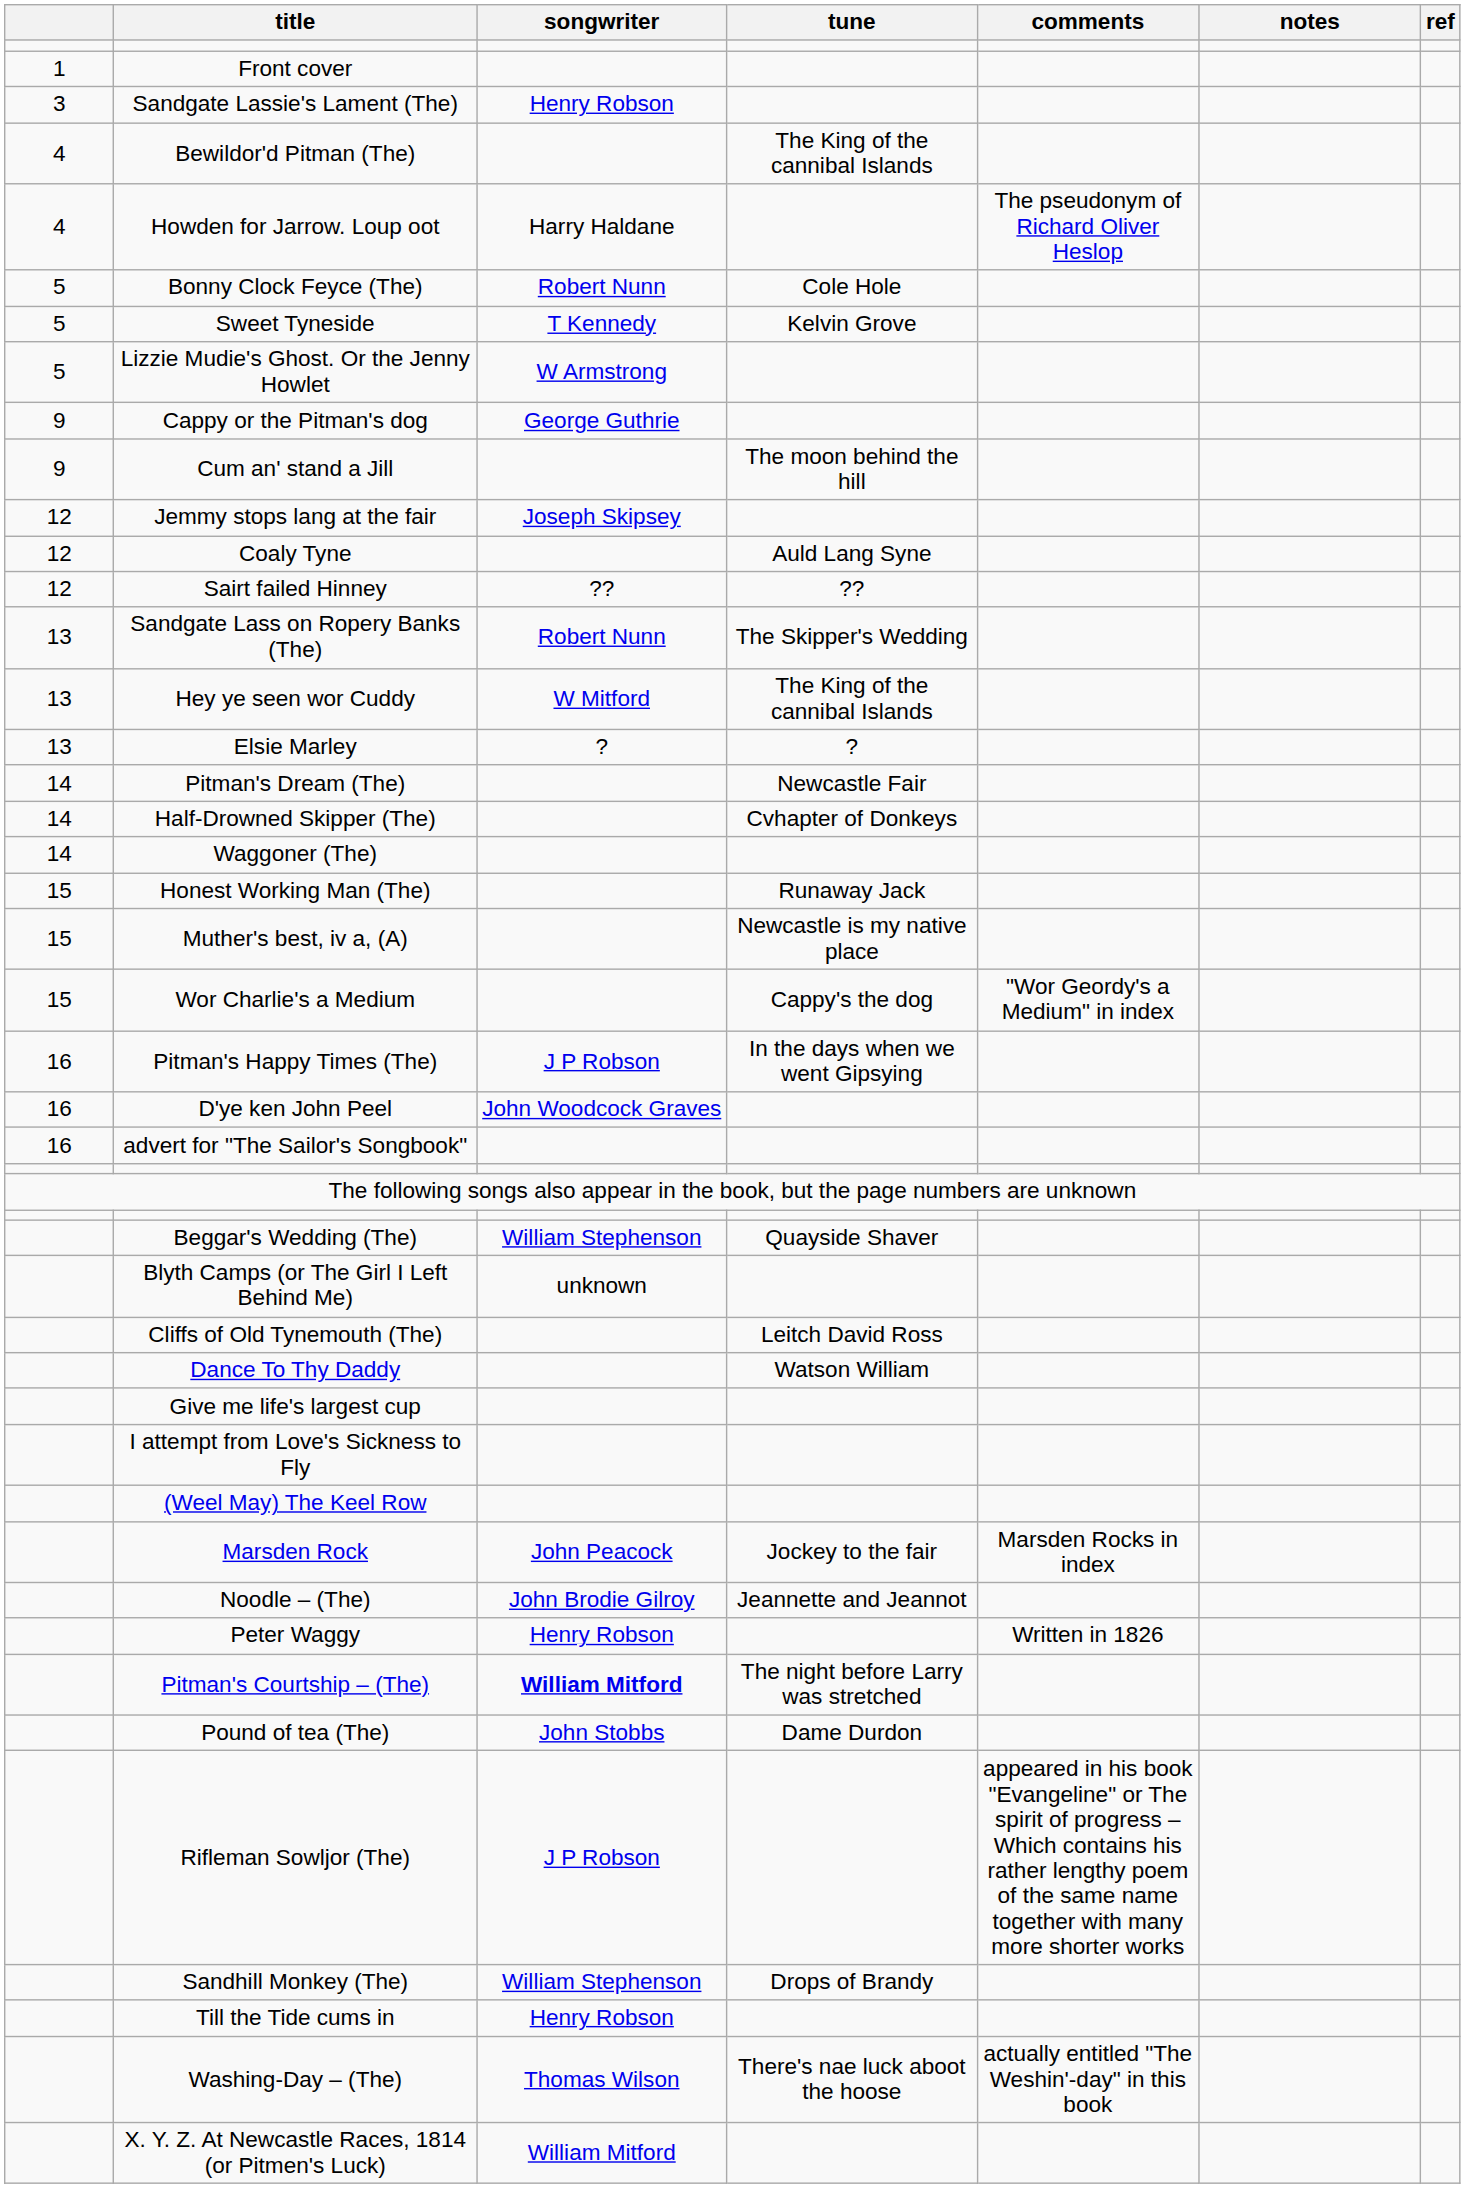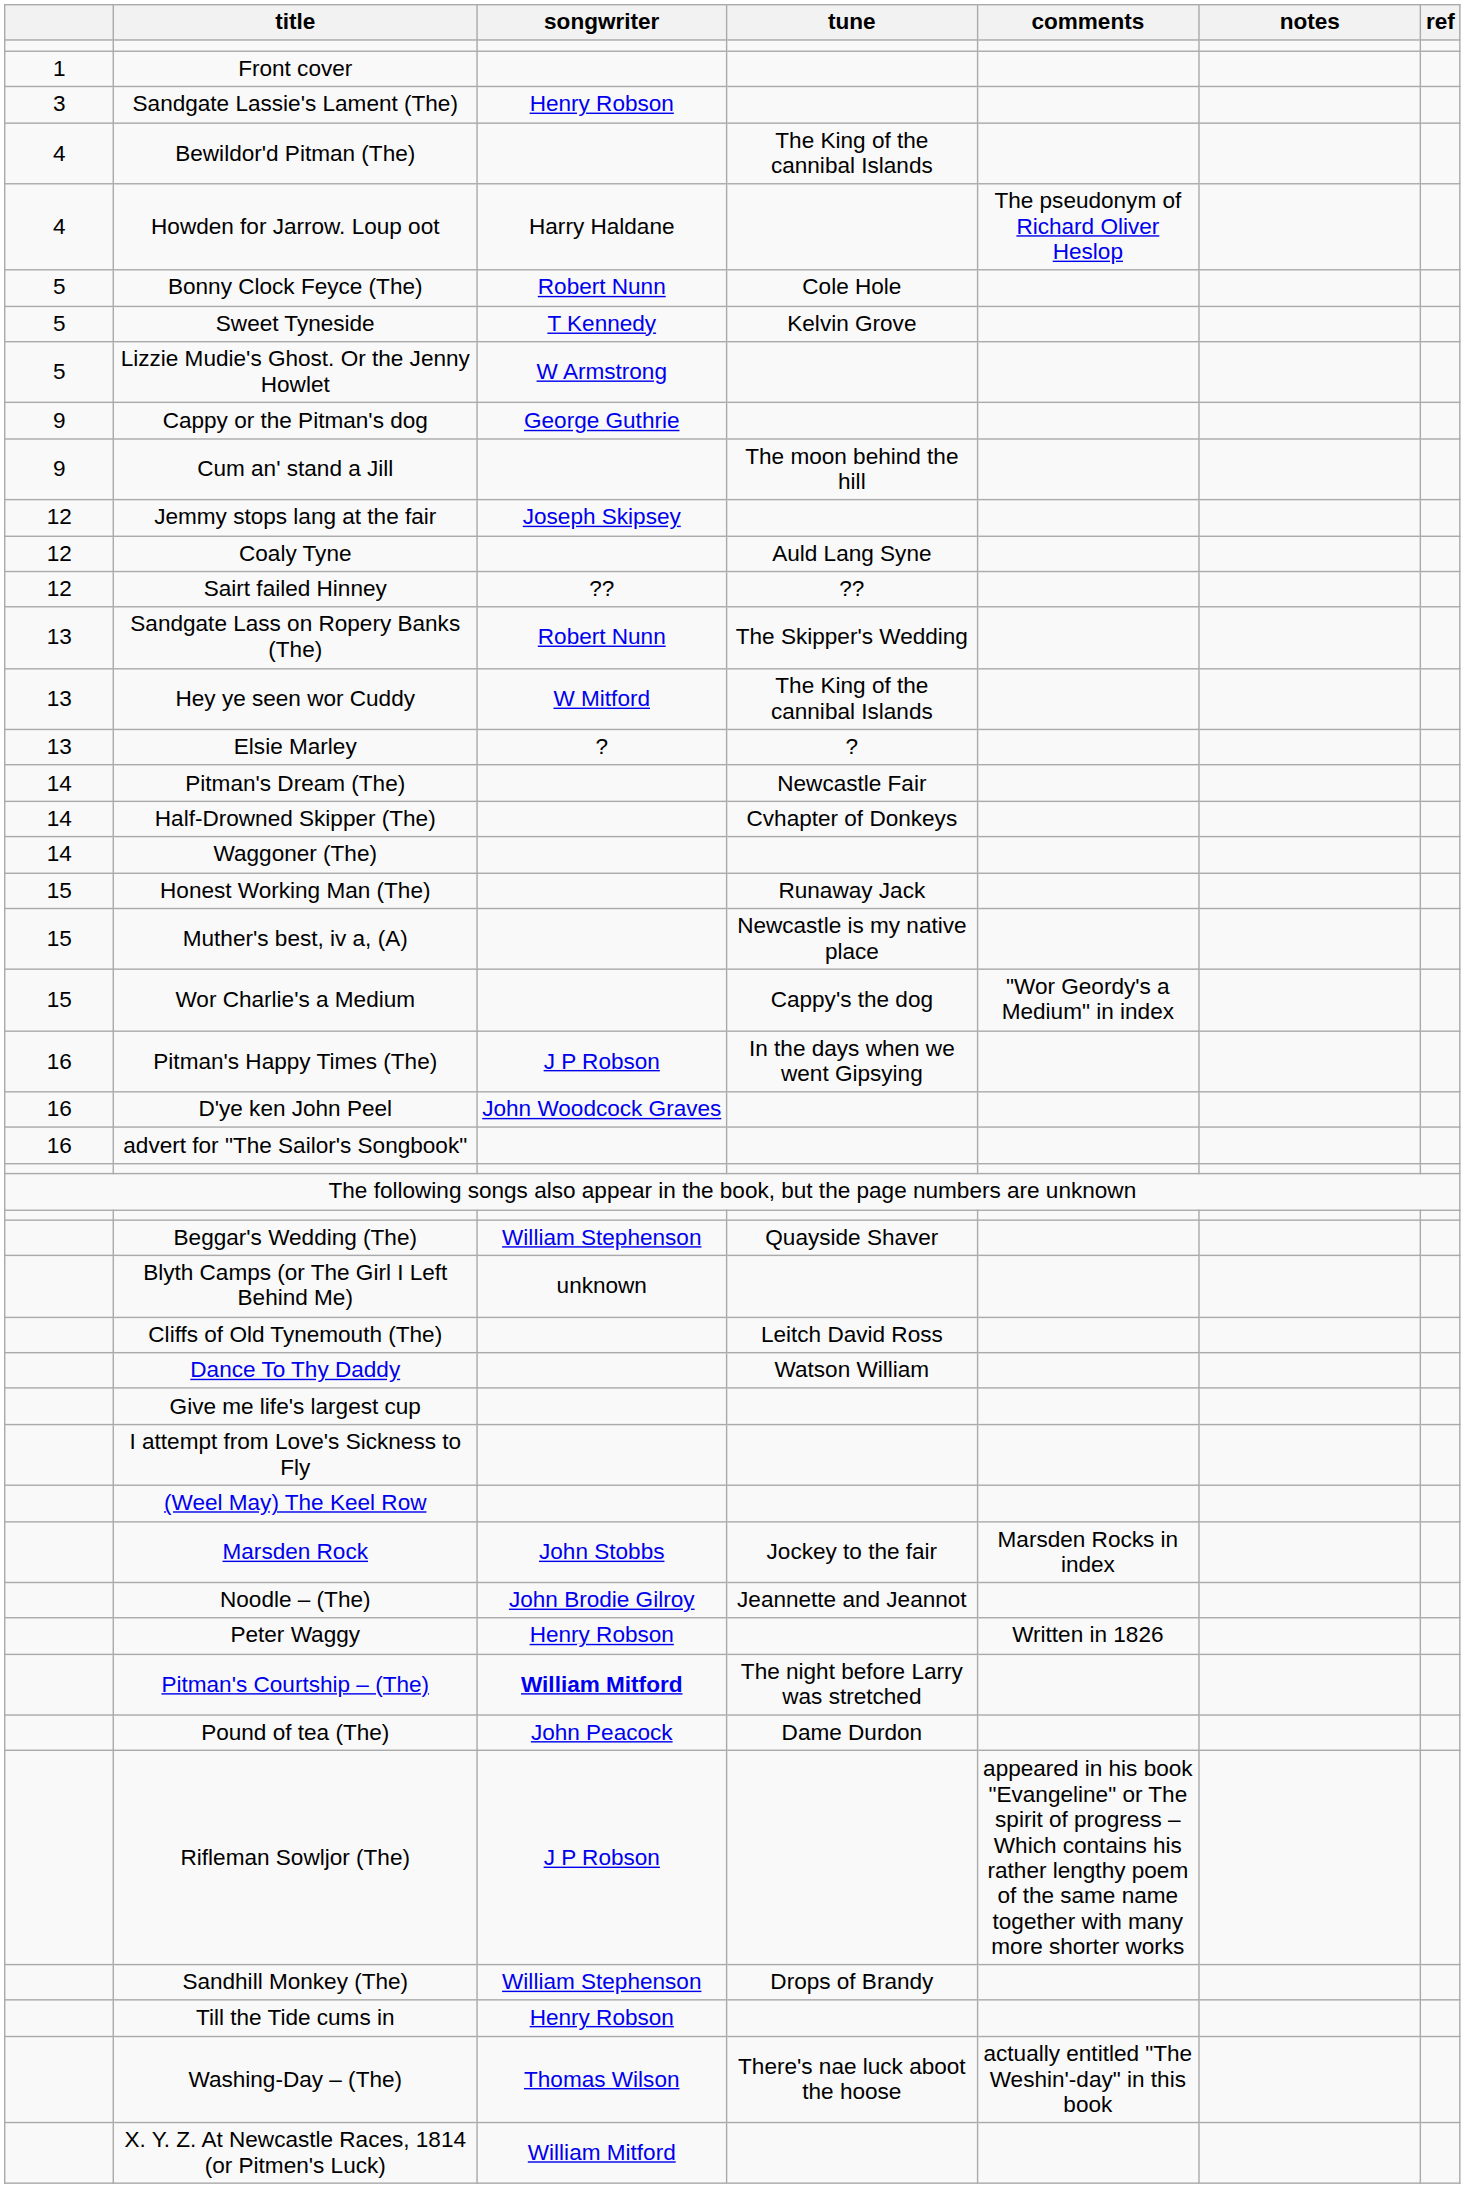(602, 1551) John Peacock -> (602, 1551) John Stobbs
(602, 1732) John Stobbs -> (602, 1732) John Peacock
